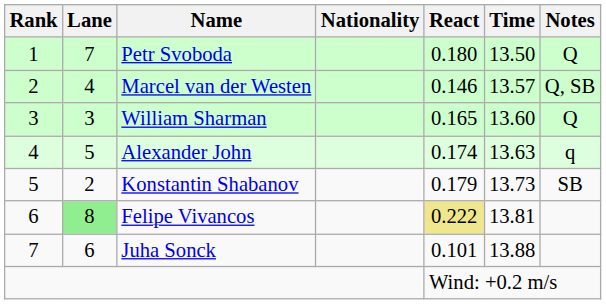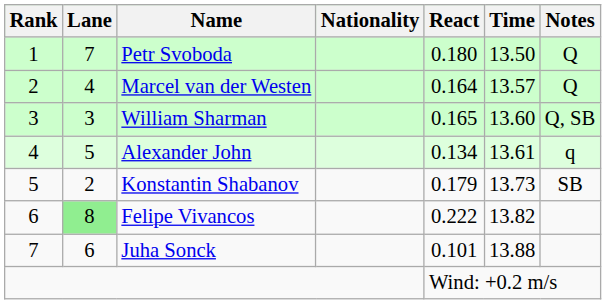(454, 86) 0.146 -> (454, 86) 0.164
(570, 86) Q, SB -> (570, 86) Q
(570, 119) Q -> (570, 119) Q, SB
(454, 151) 0.174 -> (454, 151) 0.134
(512, 151) 13.63 -> (512, 151) 13.61
(454, 217) khaki background -> (454, 217) no background
(512, 217) 13.81 -> (512, 217) 13.82
